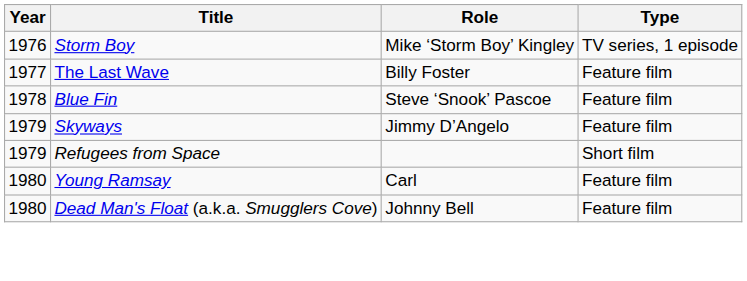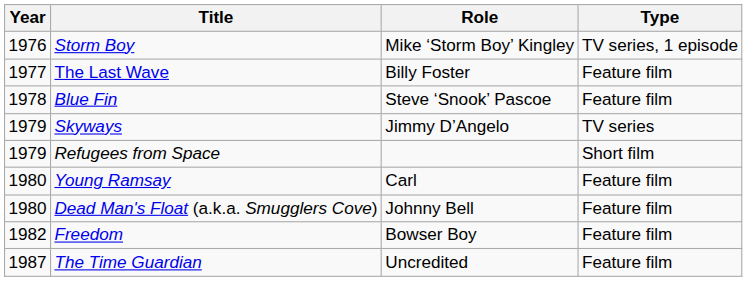(627, 126) Feature film -> (618, 126) TV series
+ row: (89, 235)
+ row: (128, 262)
